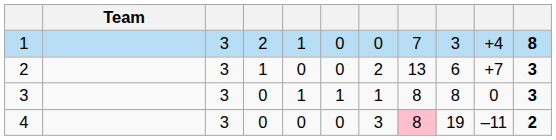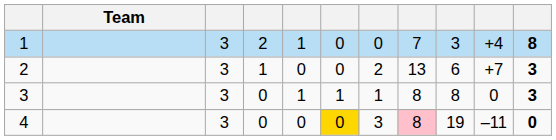(340, 122) no background -> (340, 122) gold background
(532, 122) 2 -> (532, 122) 0
